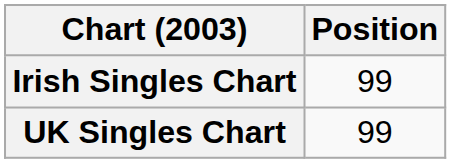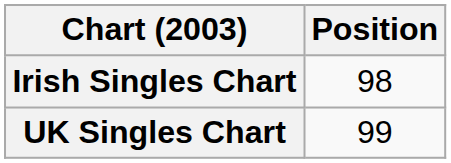(375, 81) 99 -> (375, 81) 98
